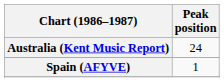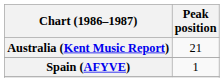(196, 47) 24 -> (196, 47) 21
